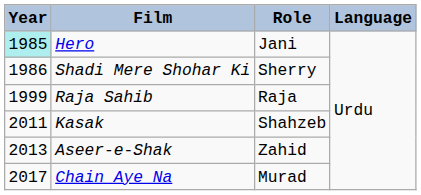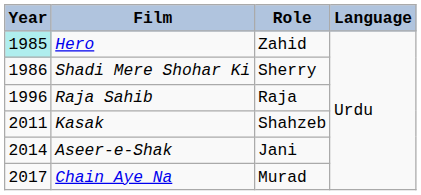(278, 44) Jani -> (282, 44) Zahid
(28, 97) 1999 -> (28, 97) 1996
(28, 150) 2013 -> (28, 150) 2014
(282, 150) Zahid -> (278, 150) Jani
